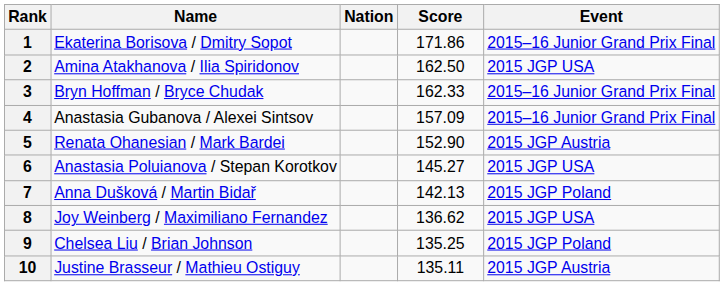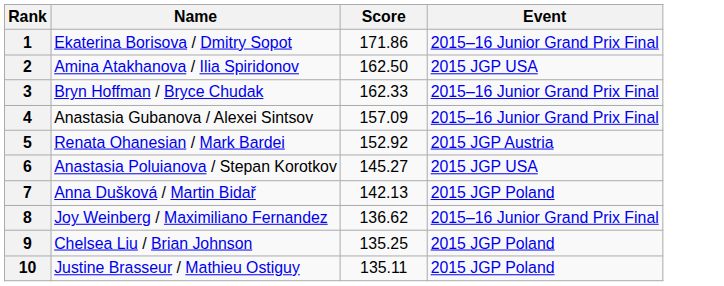- column: (369, 17)
(440, 142) 152.90 -> (384, 142) 152.92
(541, 218) 2015 JGP USA -> (545, 218) 2015–16 Junior Grand Prix Final
(549, 268) 2015 JGP Austria -> (493, 268) 2015 JGP Poland
